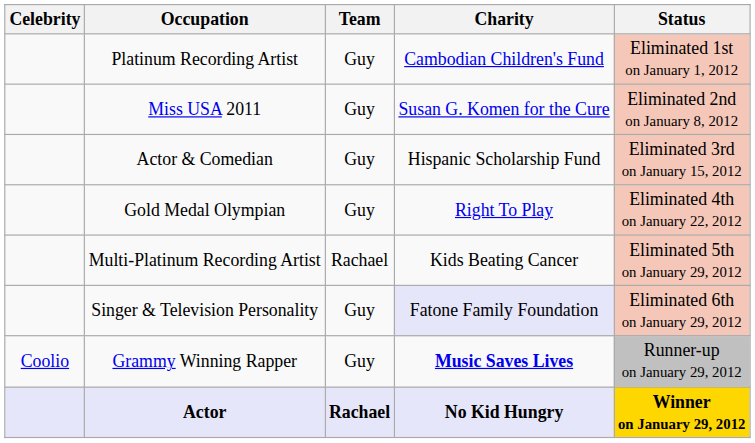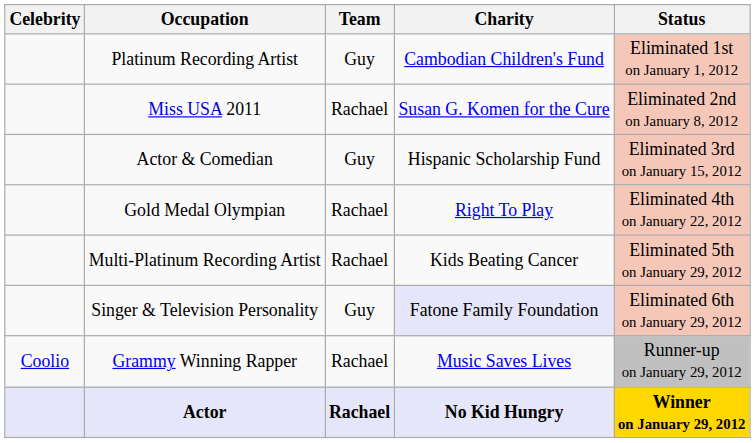(360, 109) Guy -> (360, 109) Rachael
(360, 210) Guy -> (360, 210) Rachael
(360, 361) Guy -> (360, 361) Rachael
(504, 361) bold -> (504, 361) normal
